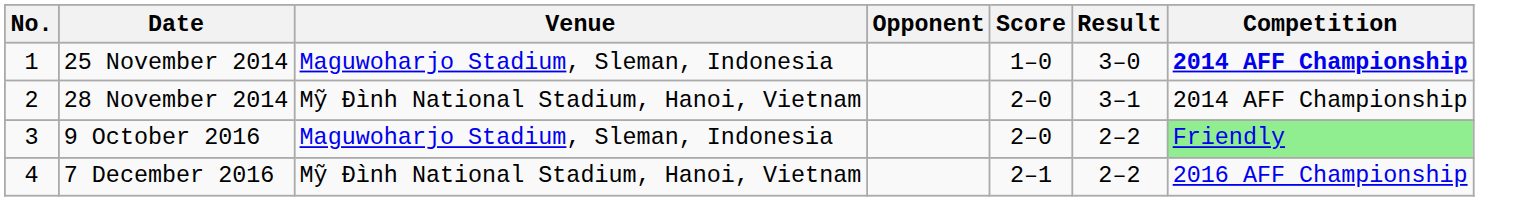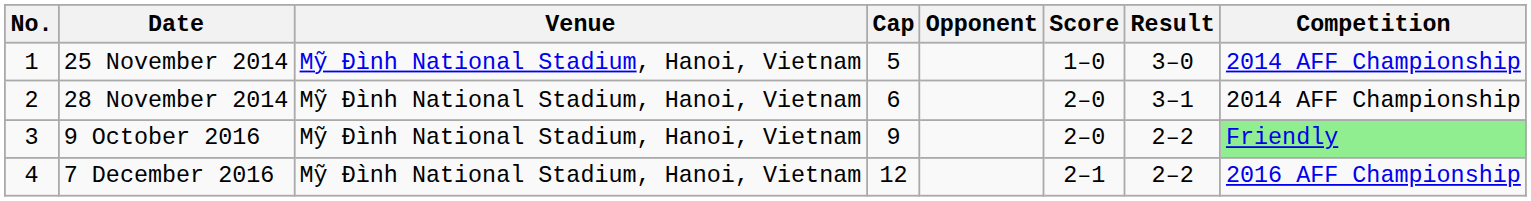+ column: (893, 24)
(566, 62) Maguwoharjo Stadium, Sleman, Indonesia -> (580, 62) Mỹ Đình National Stadium, Hanoi, Vietnam
(1320, 62) bold -> (1373, 62) normal
(566, 138) Maguwoharjo Stadium, Sleman, Indonesia -> (580, 138) Mỹ Đình National Stadium, Hanoi, Vietnam
